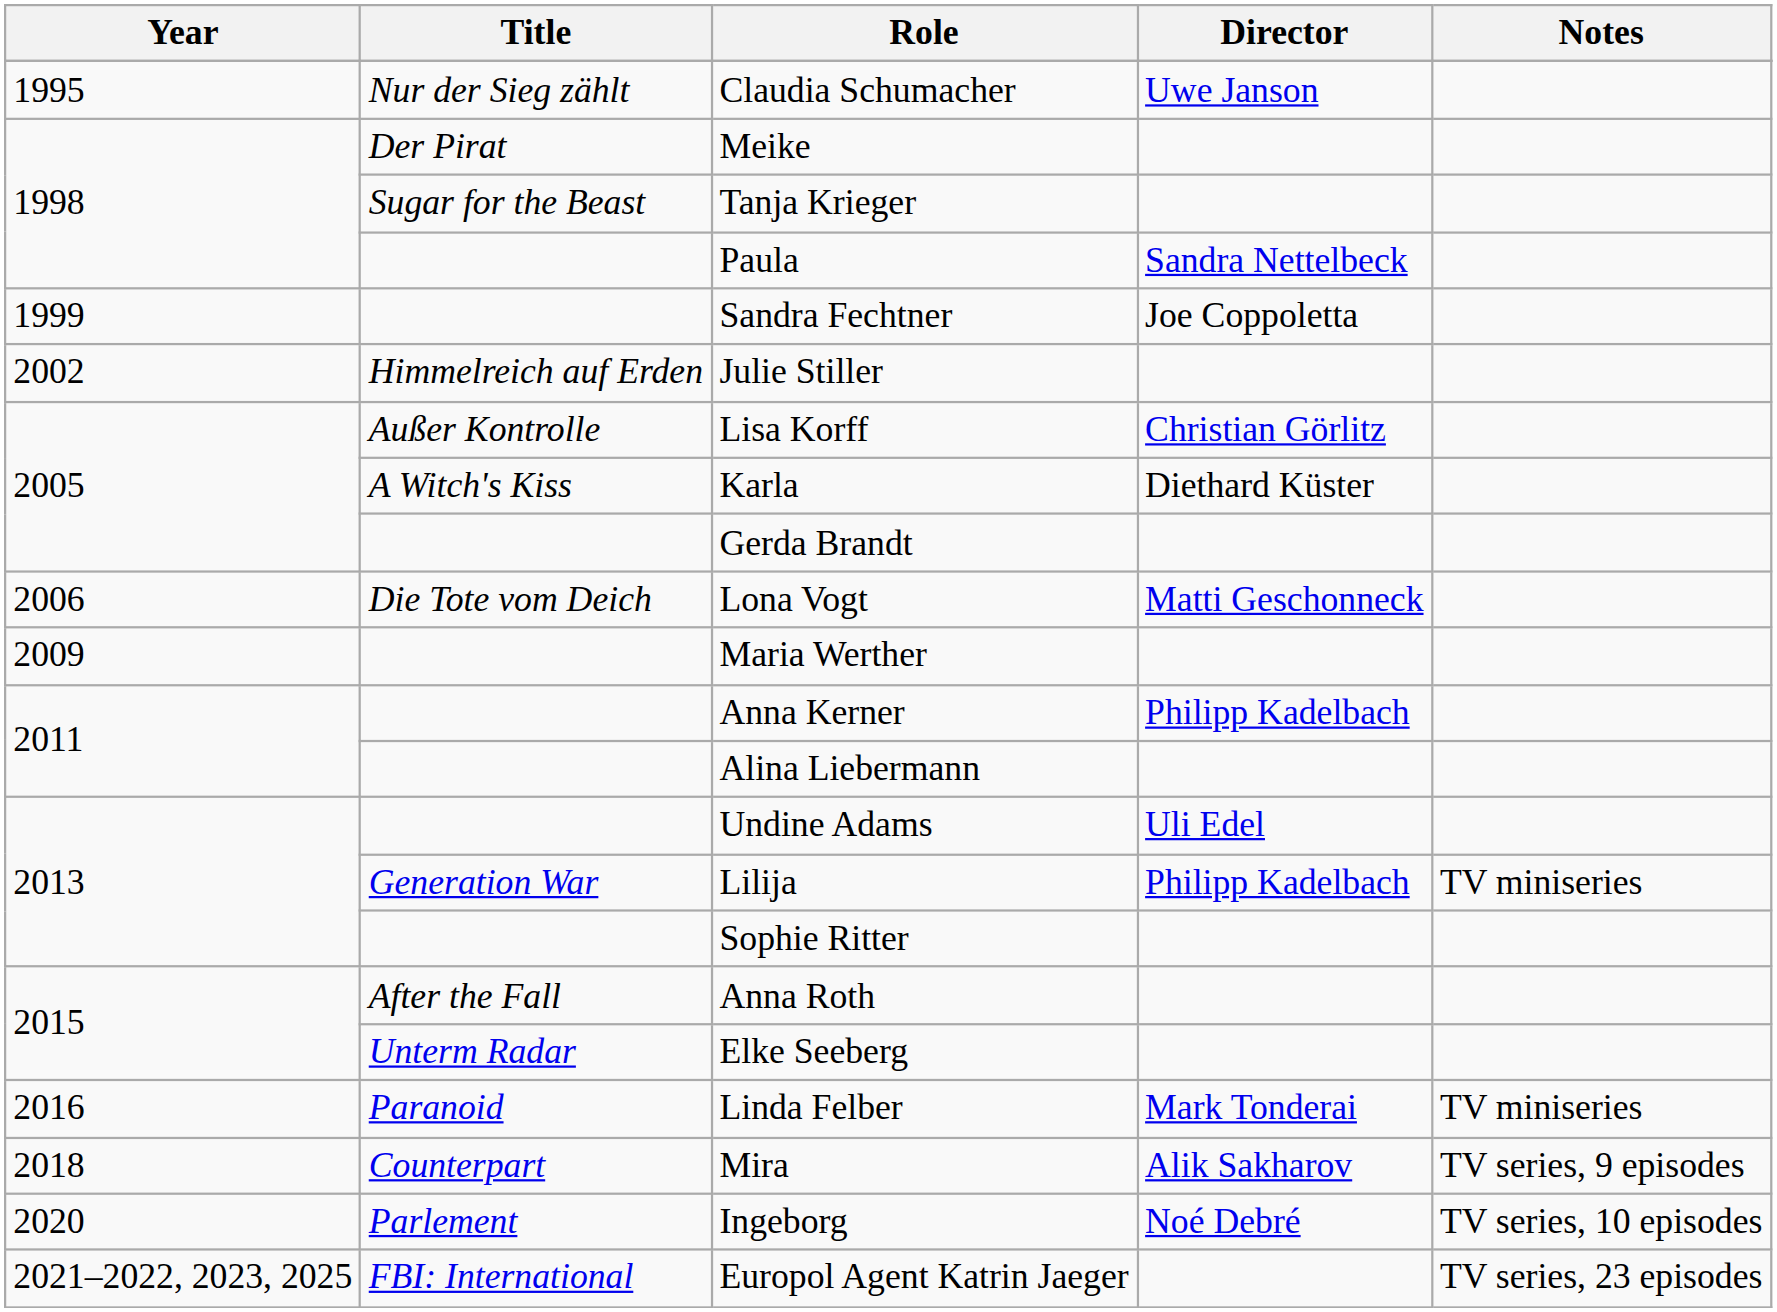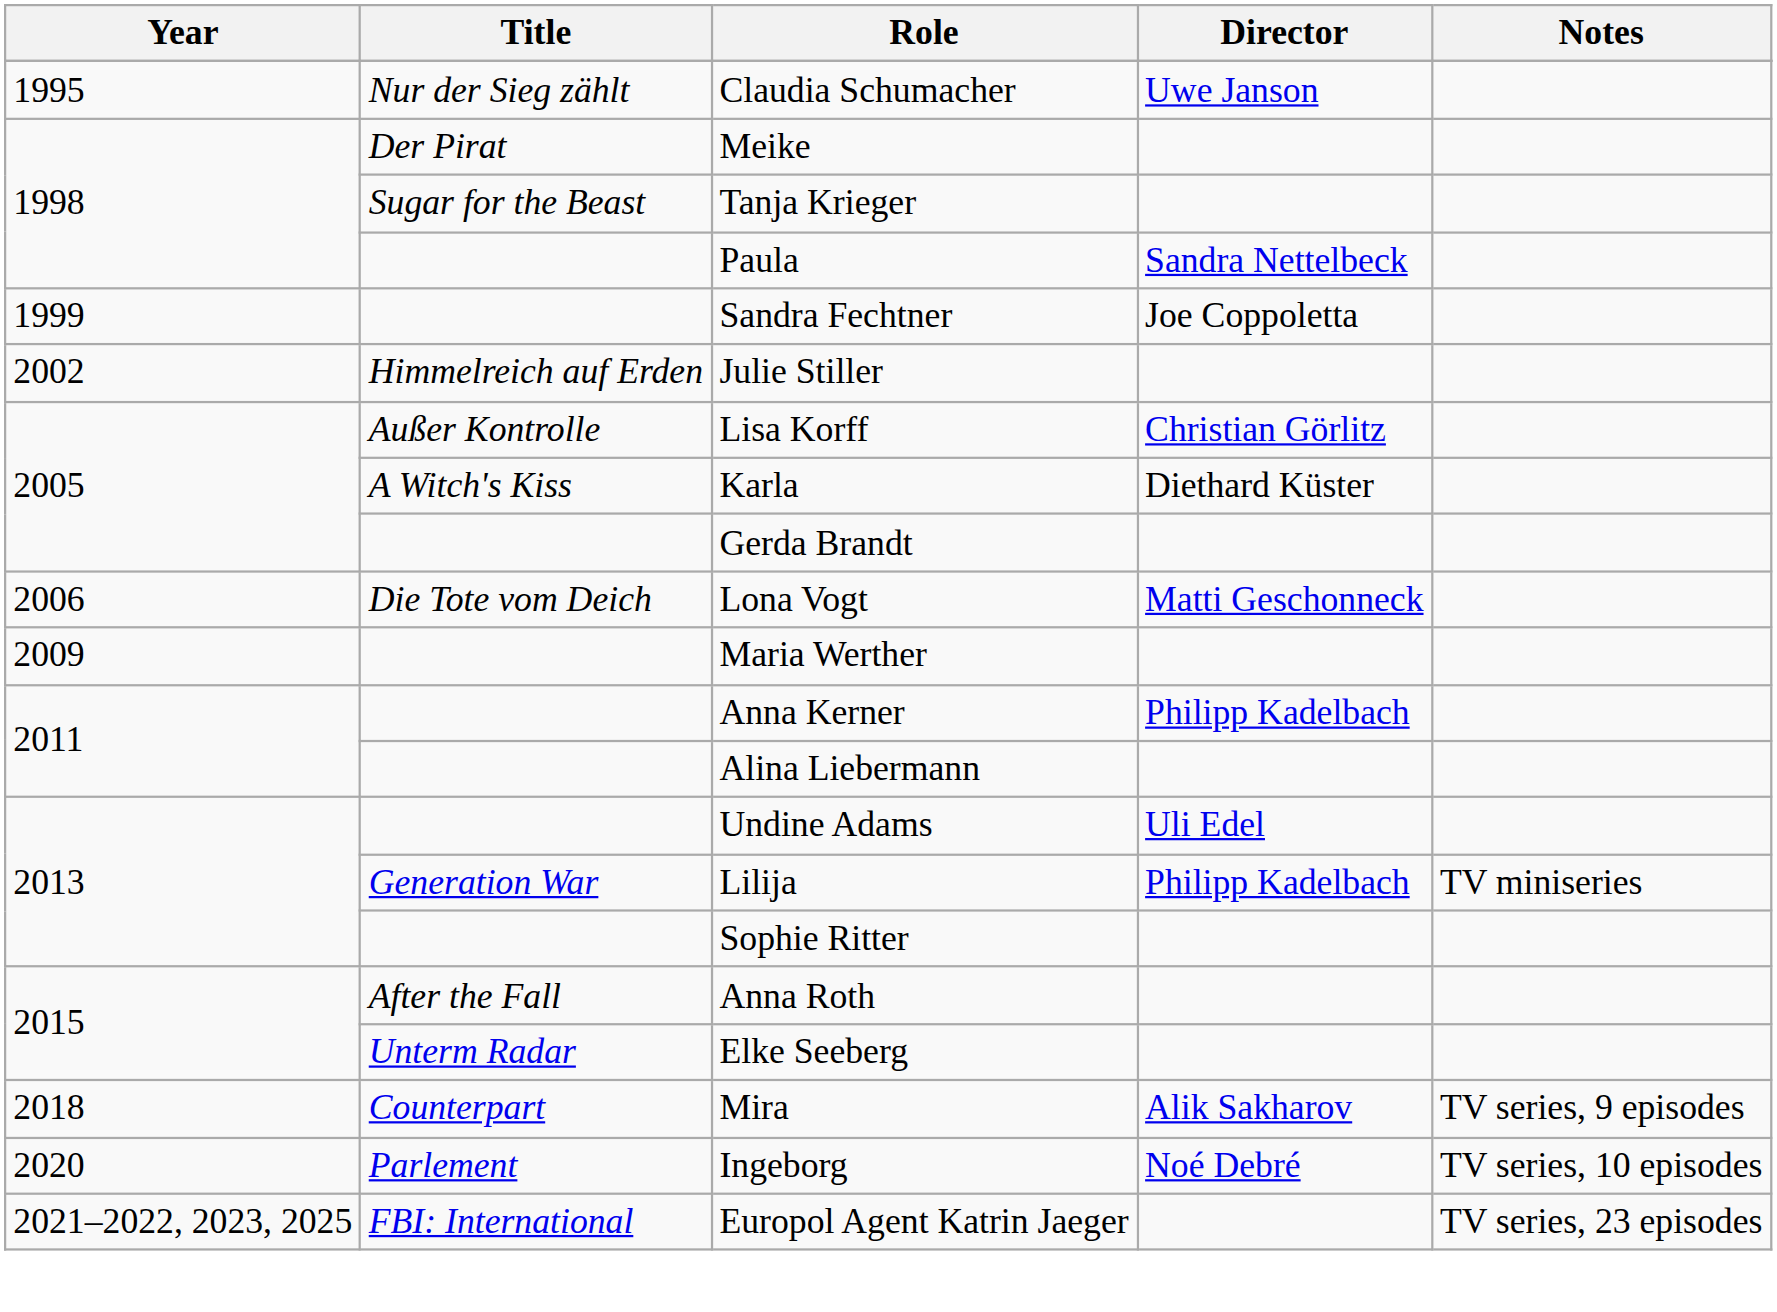- row: (811, 1107)
